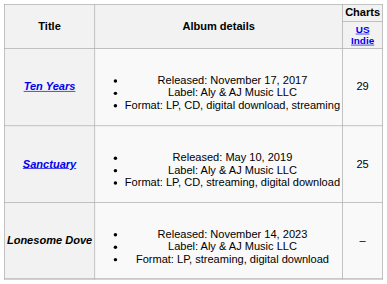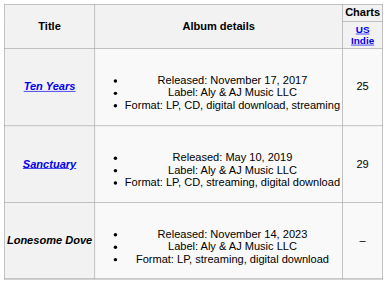(363, 87) 29 -> (363, 87) 25
(363, 164) 25 -> (363, 164) 29
